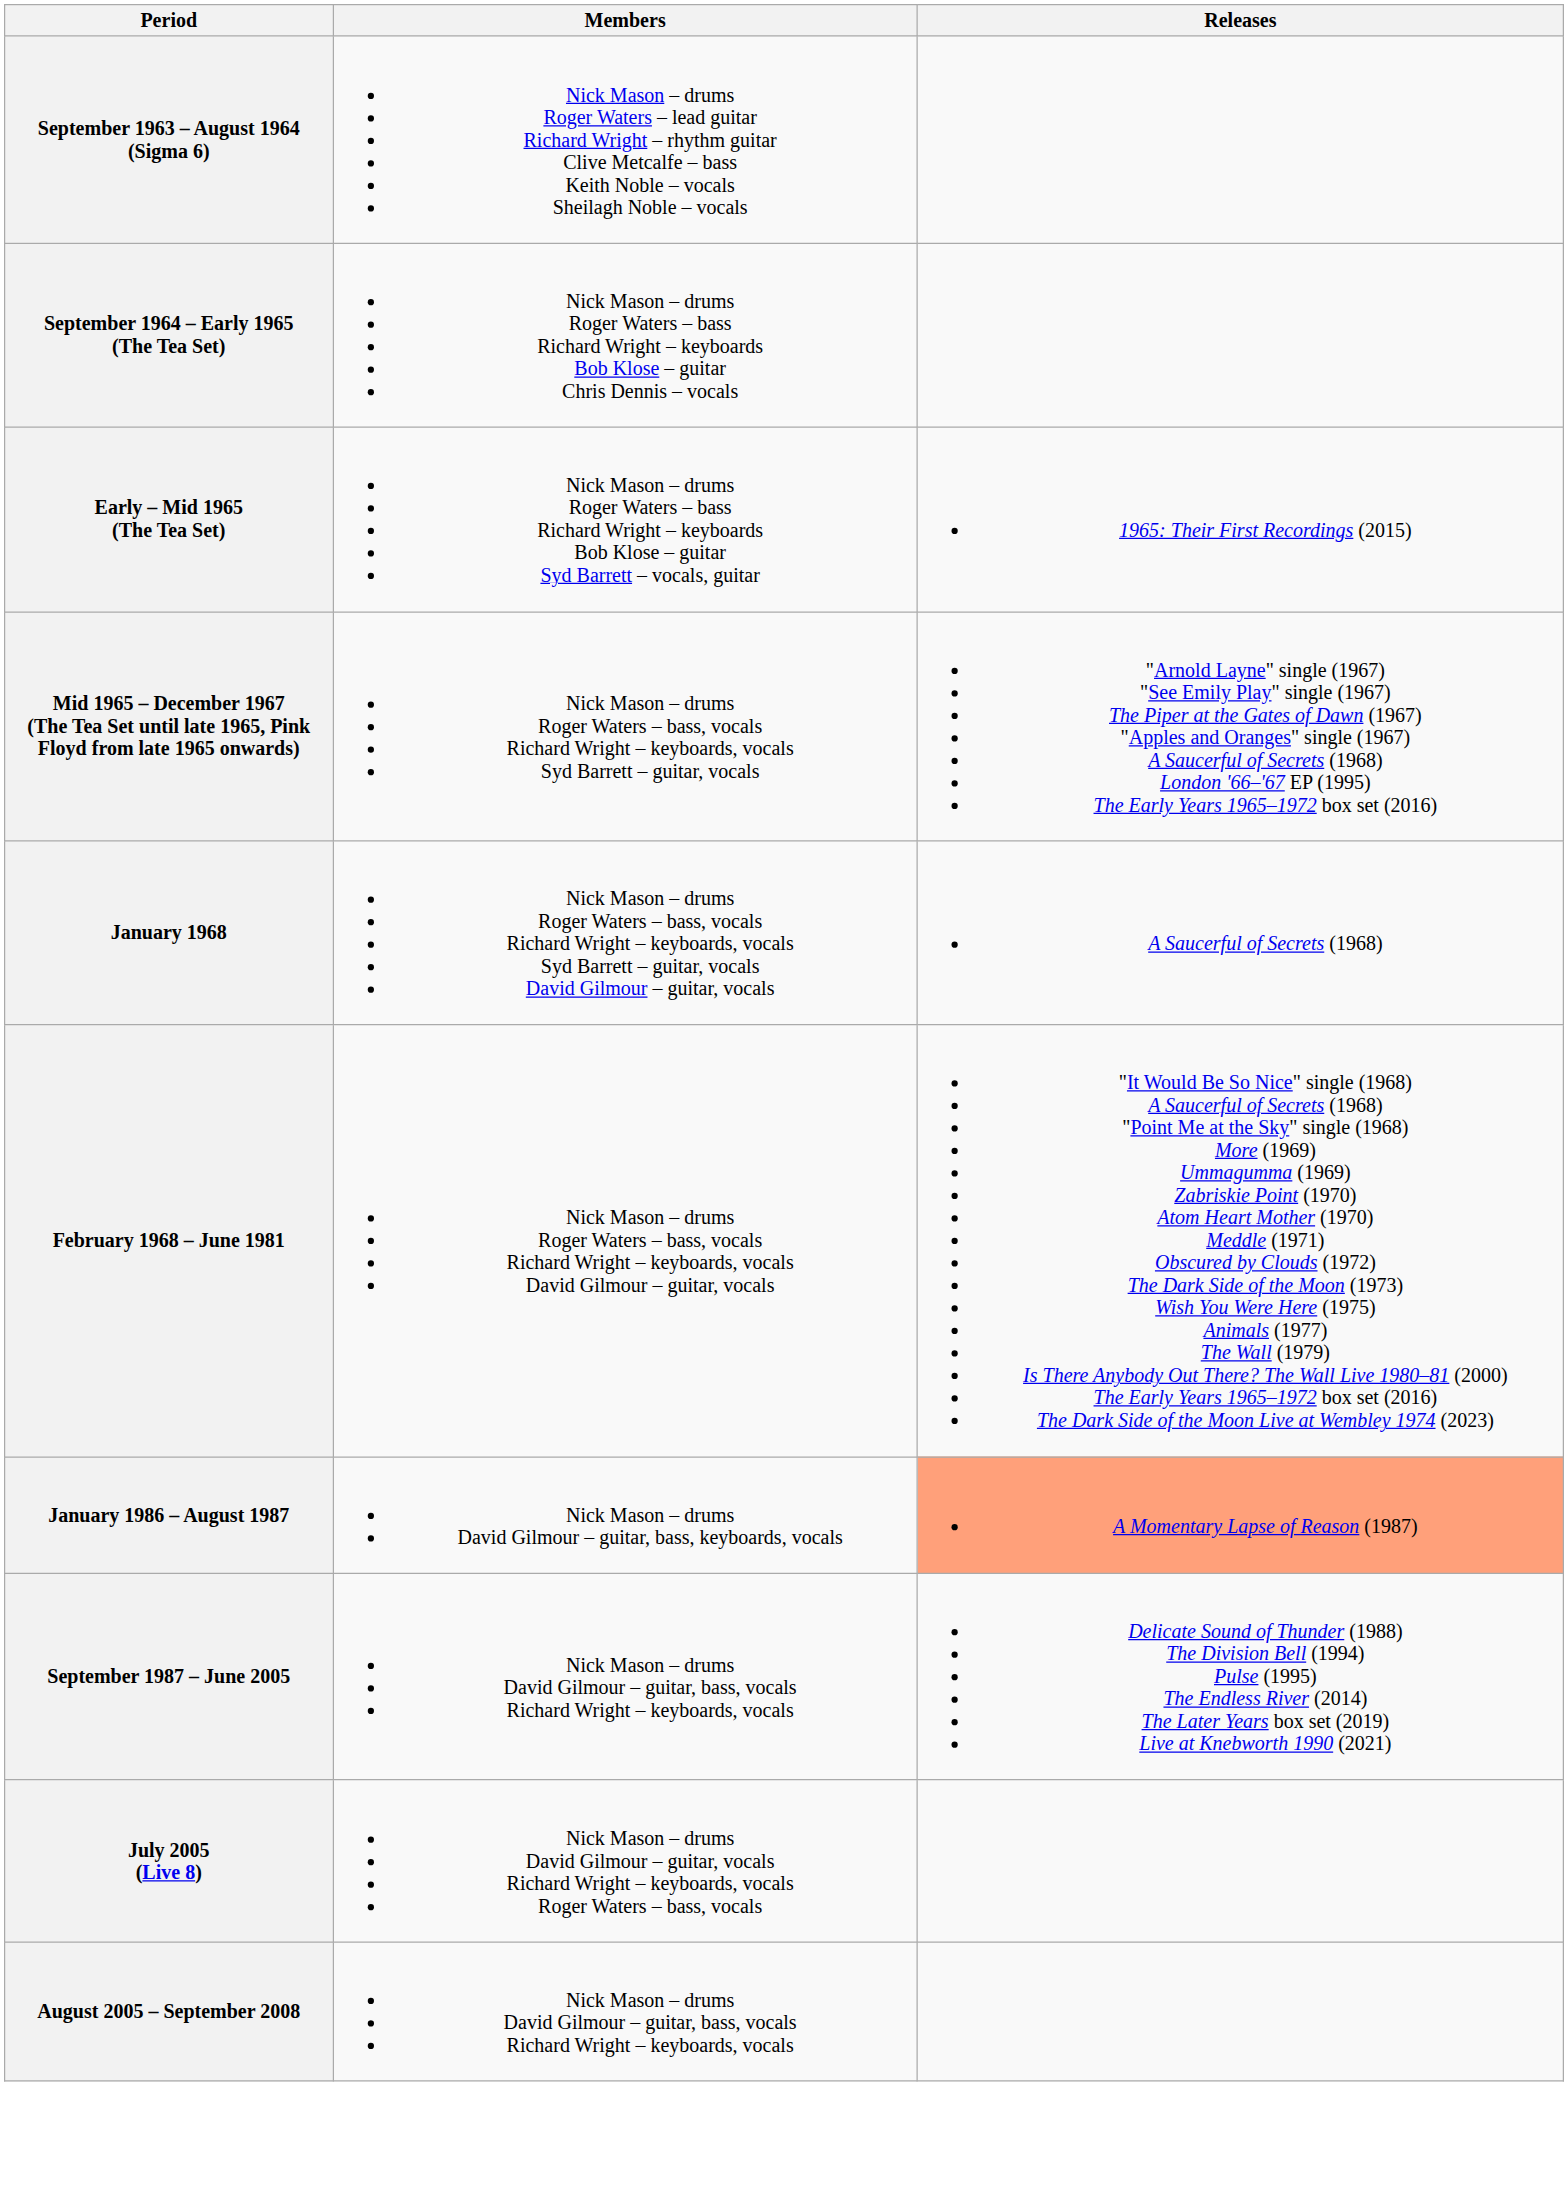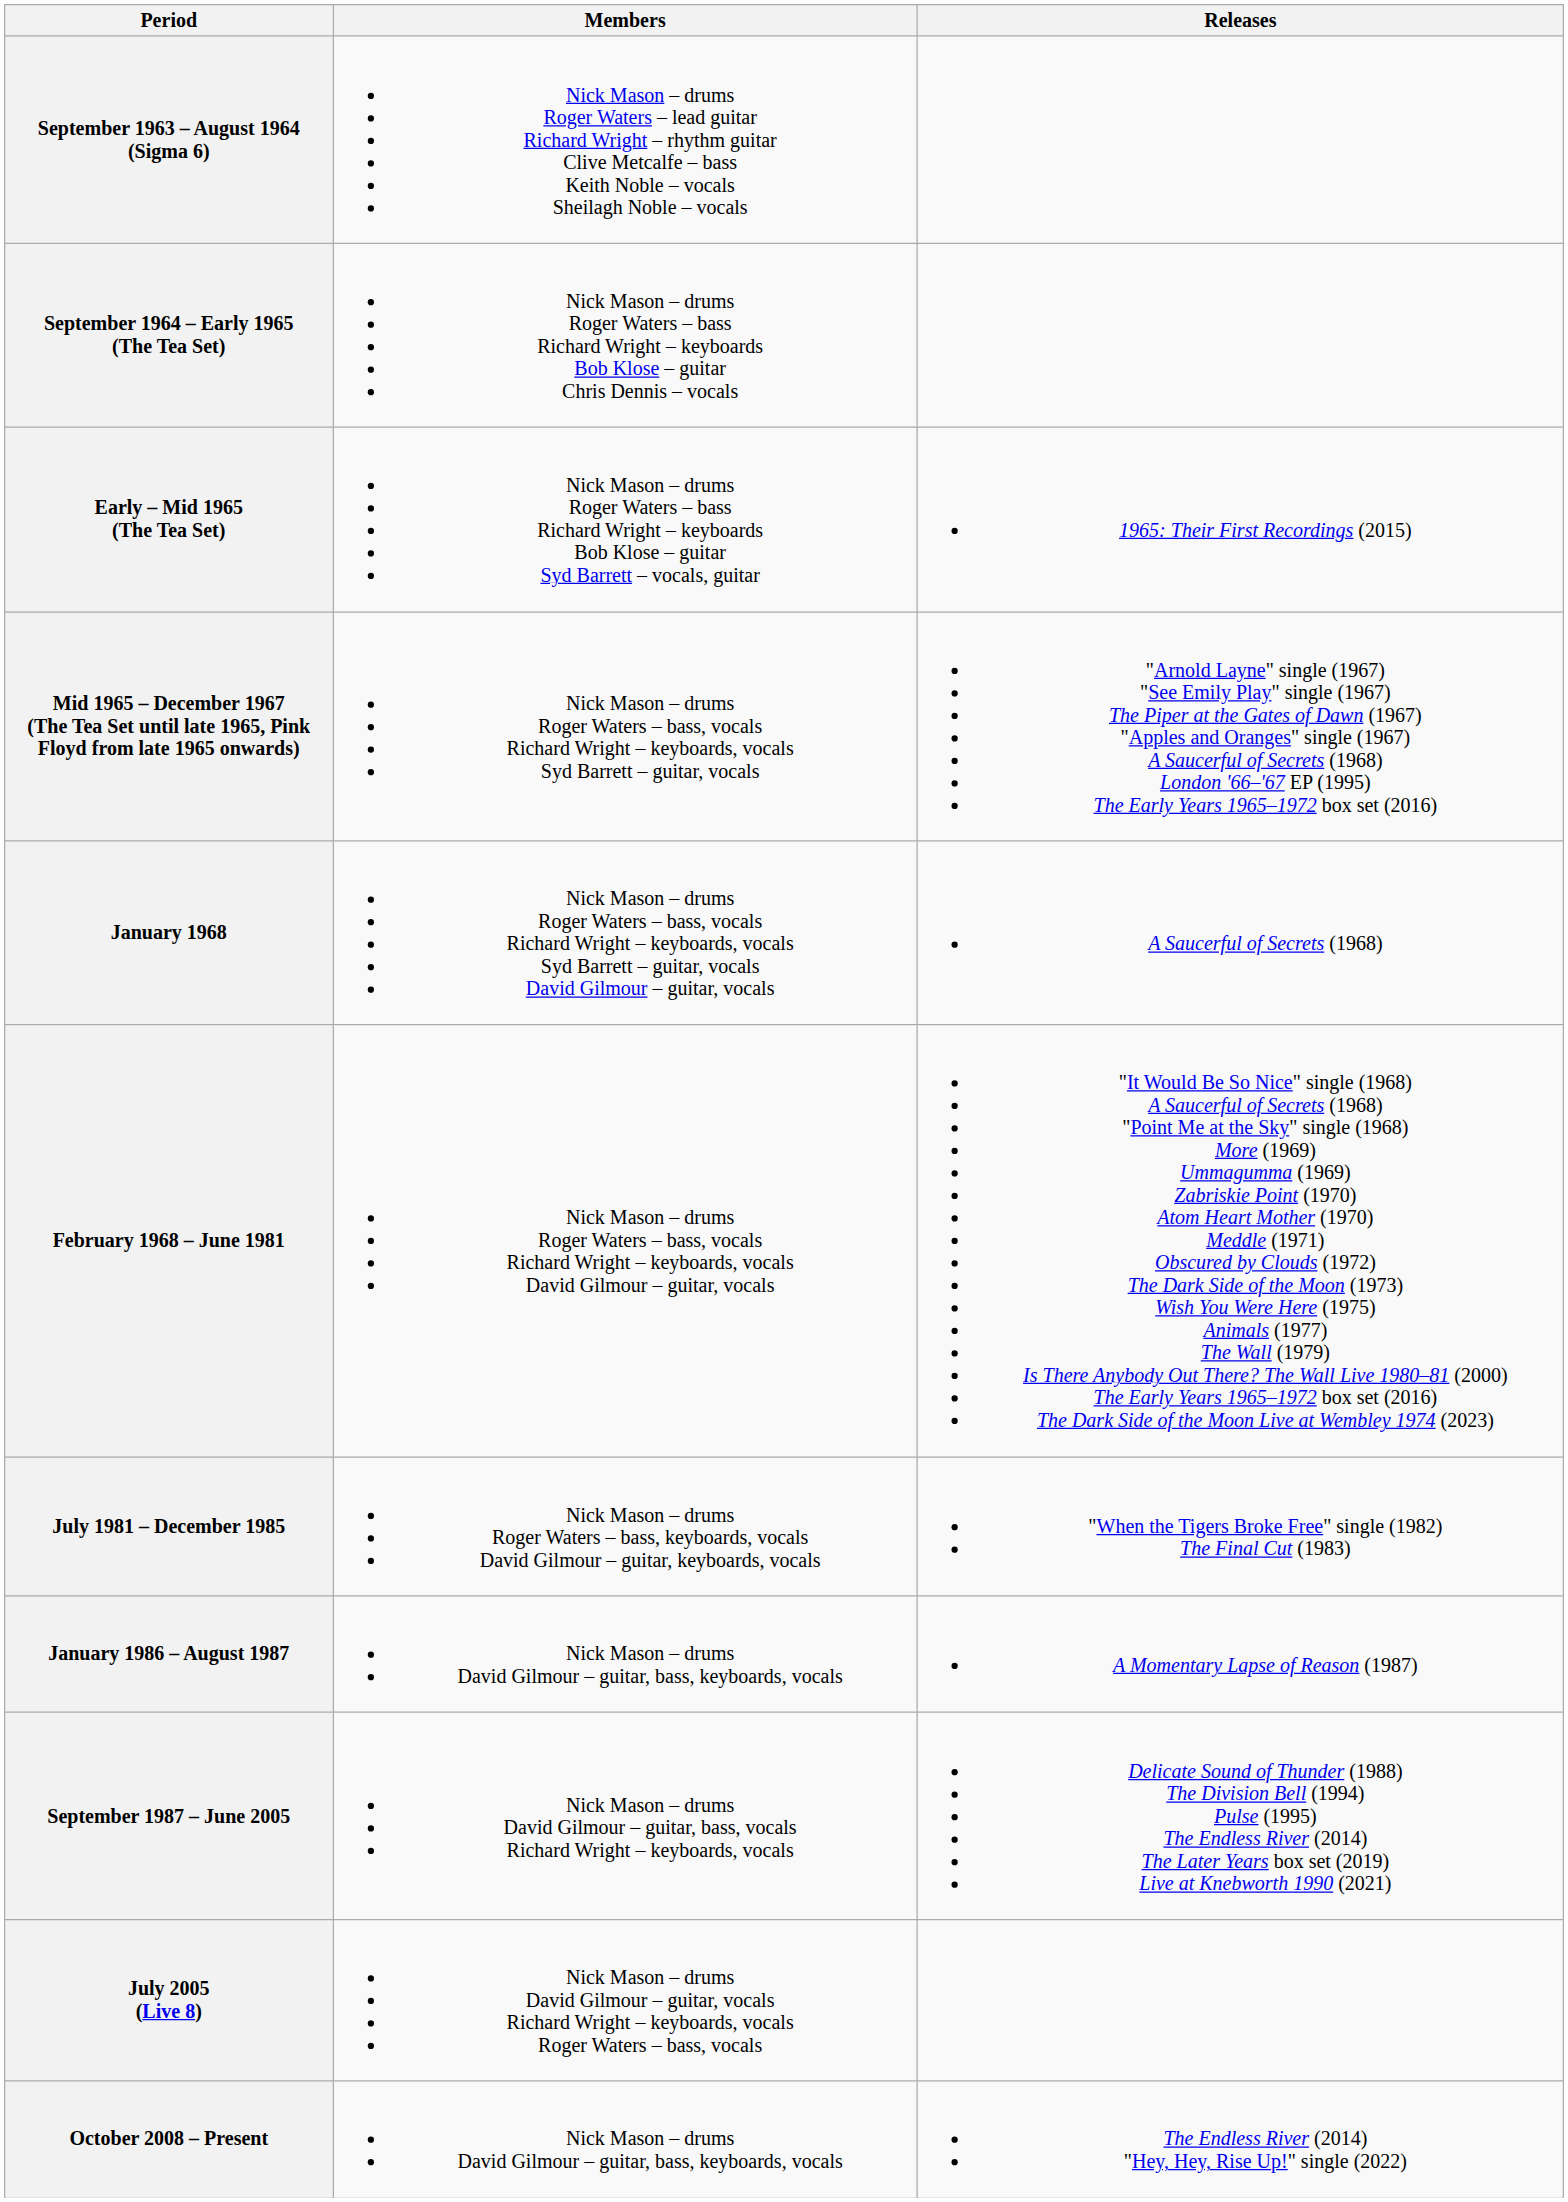+ row: (169, 1526)
(1240, 1526) lightsalmon background -> (1240, 1665) no background
- row: (169, 2011)
+ row: (169, 2139)
